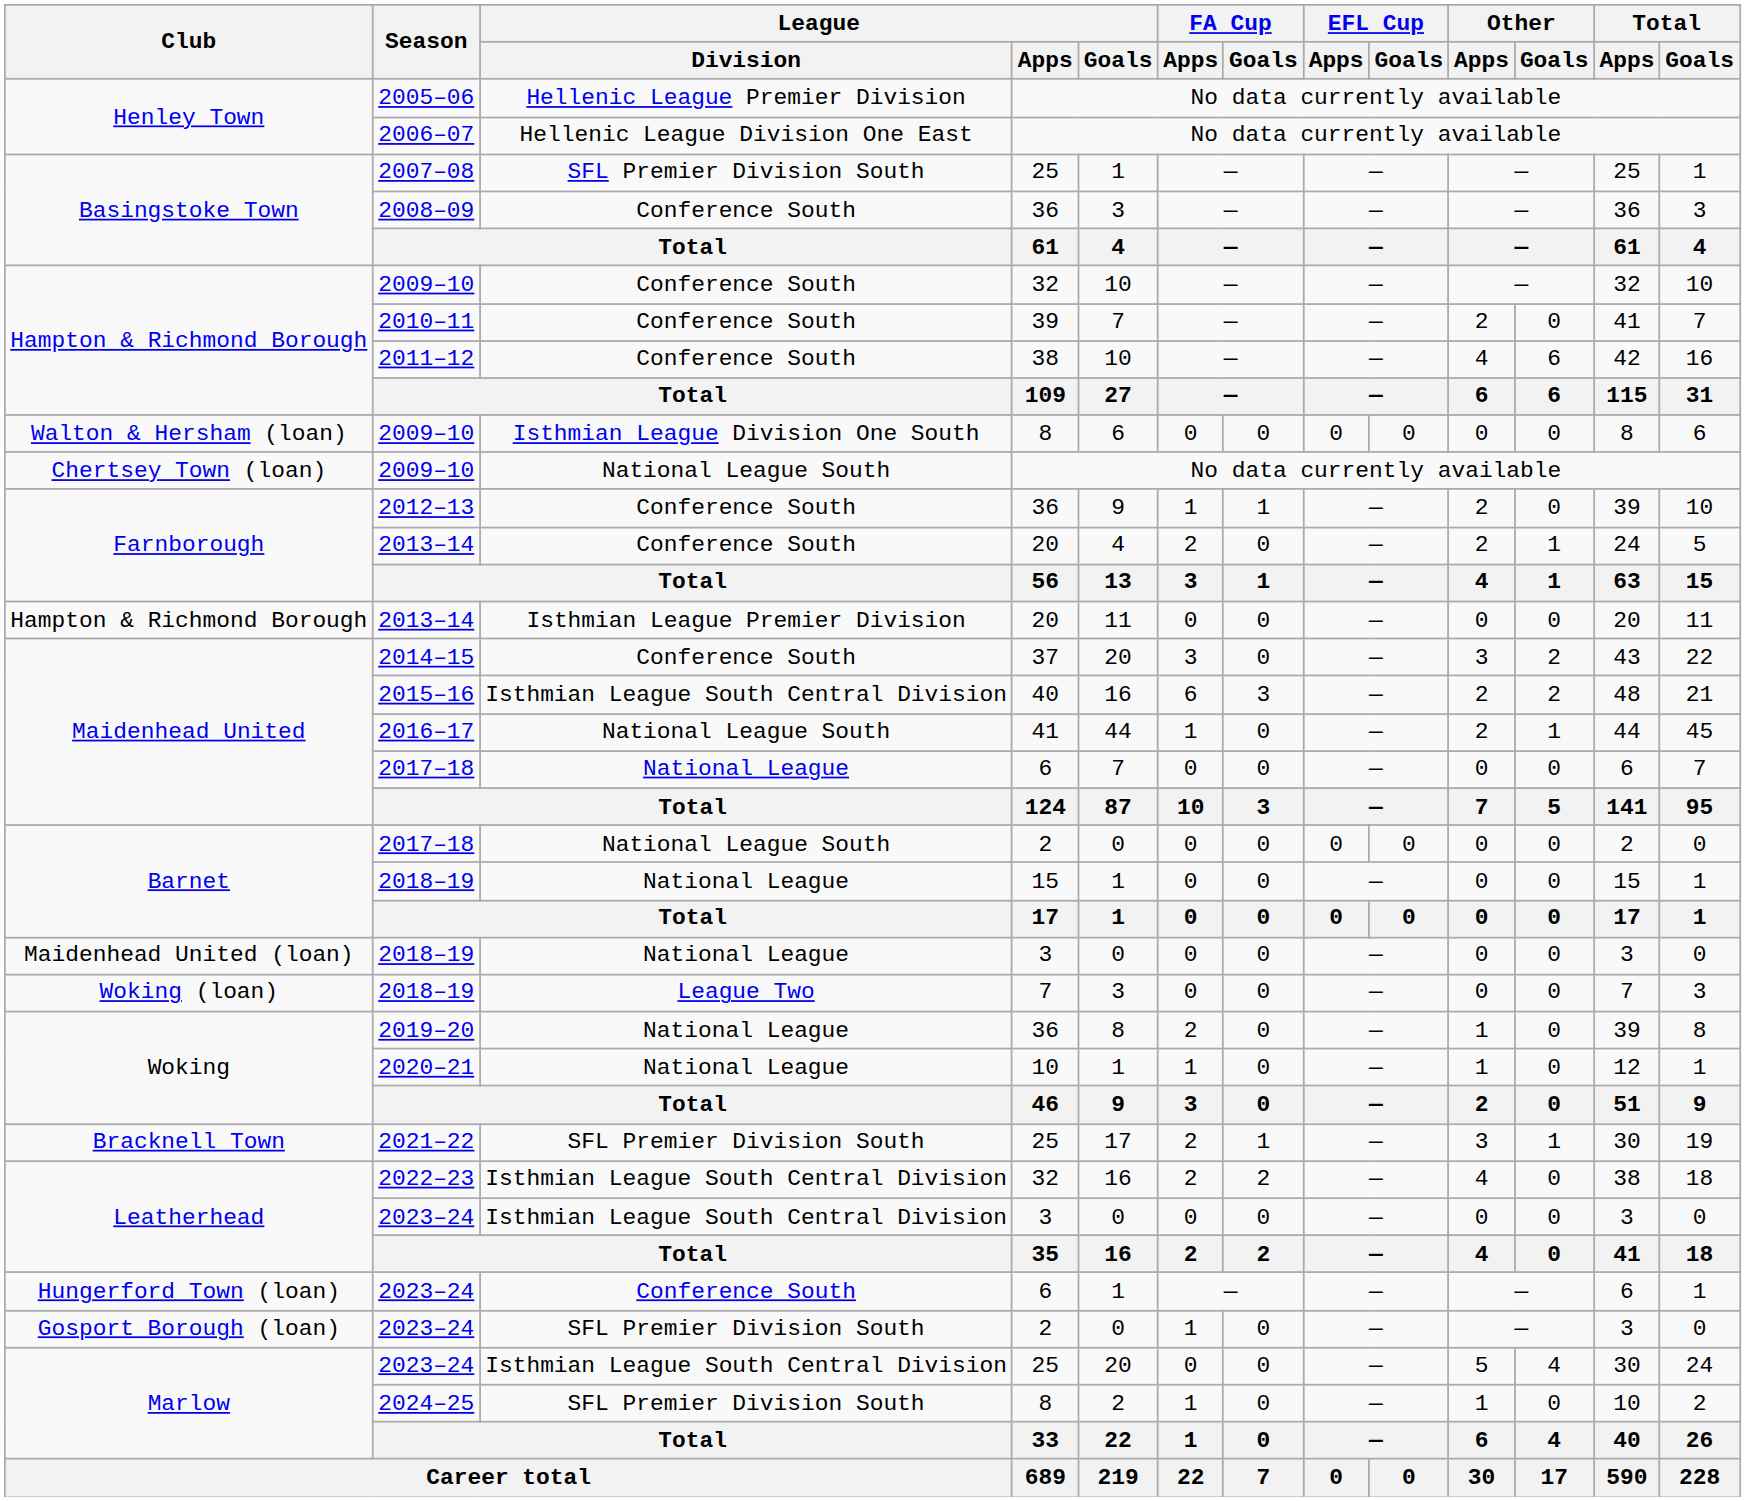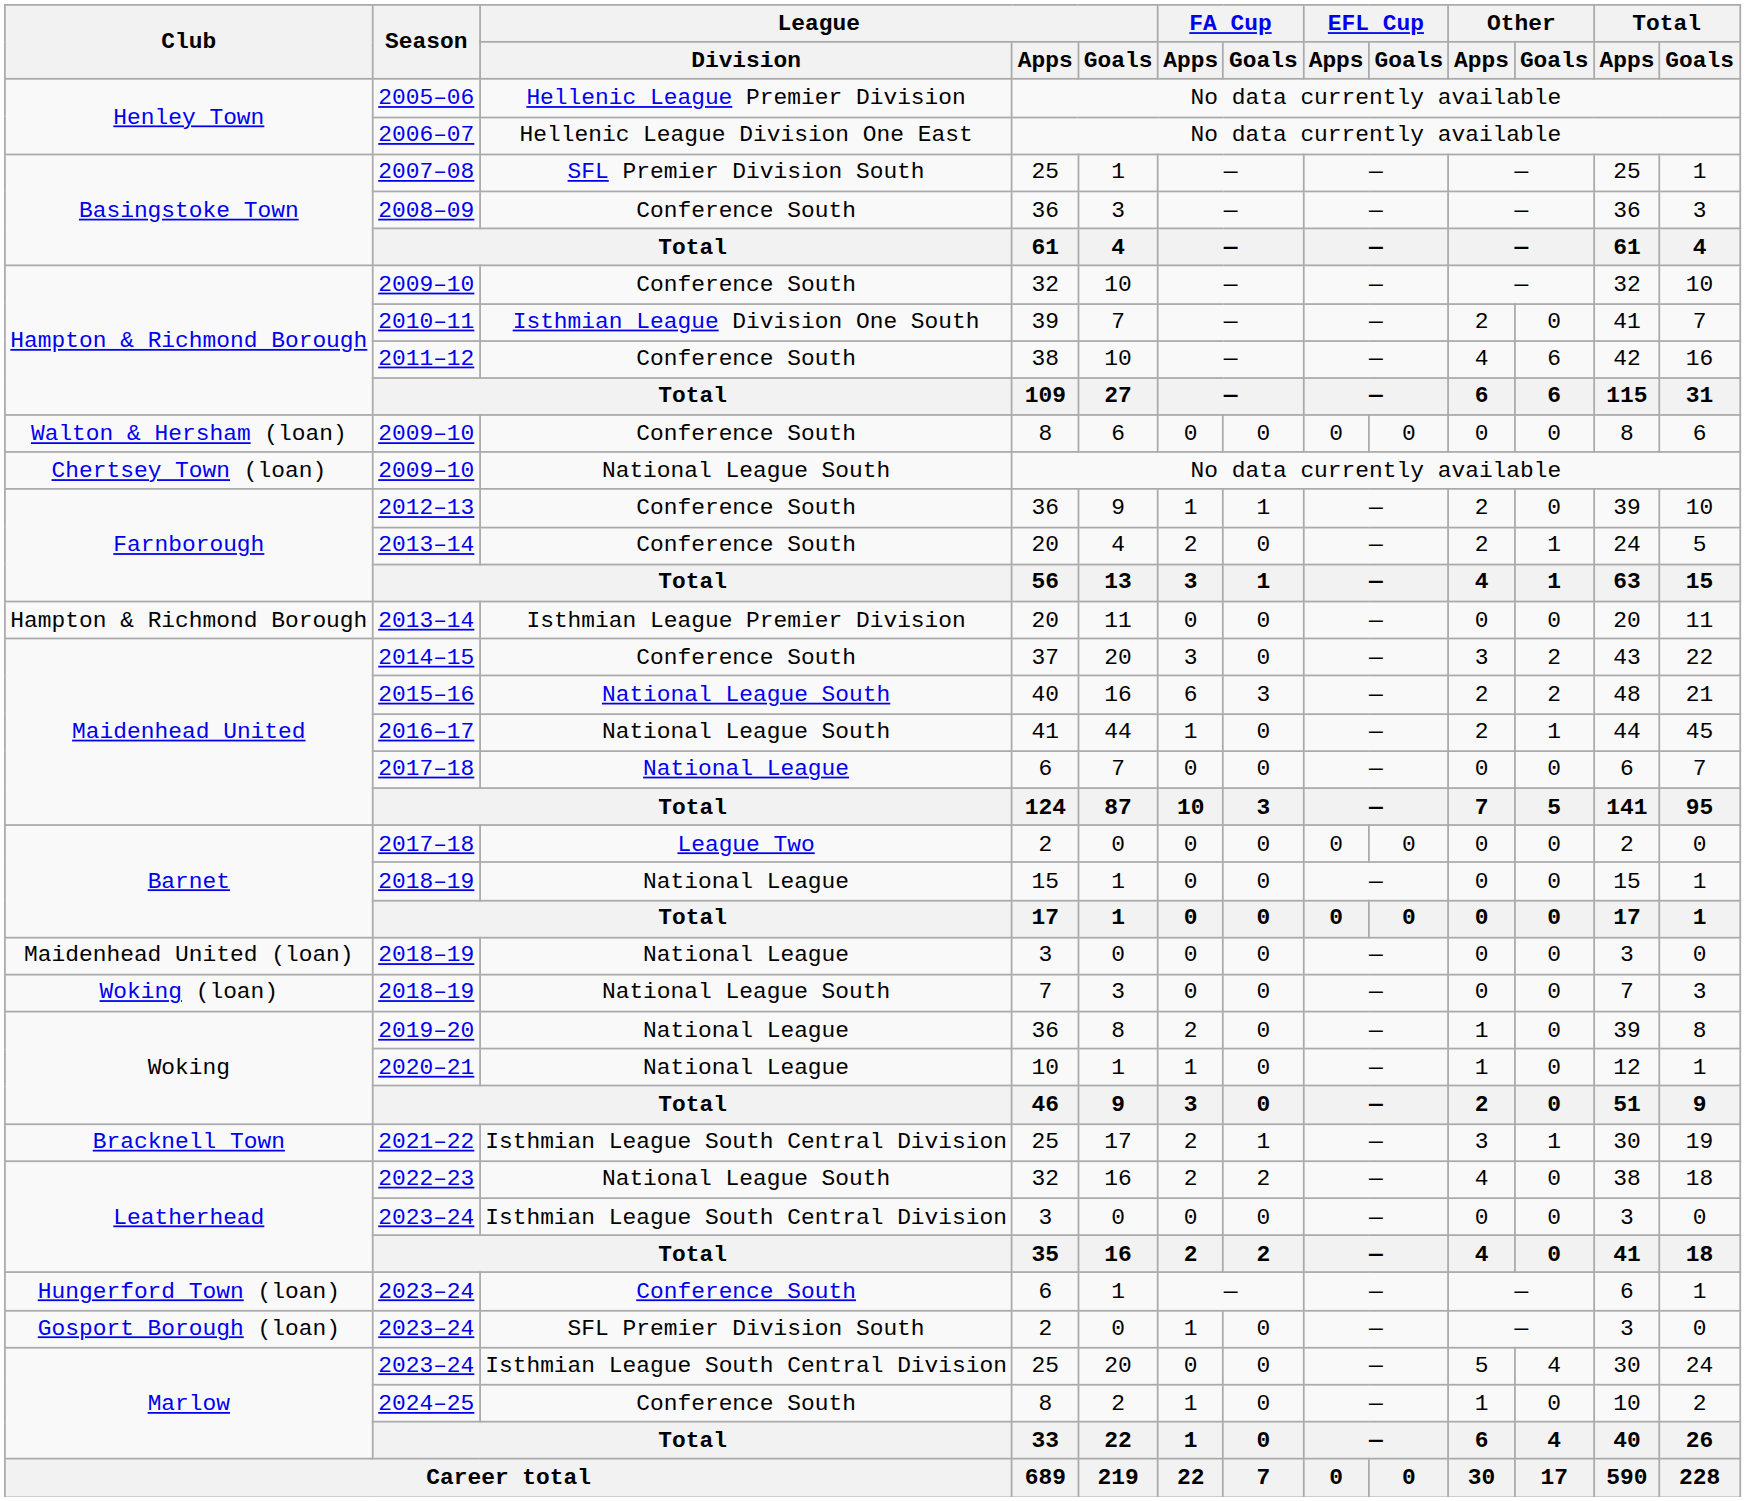(746, 322) Conference South -> (746, 322) Isthmian League Division One South
(746, 434) Isthmian League Division One South -> (746, 434) Conference South
(746, 695) Isthmian League South Central Division -> (746, 695) National League South
(746, 844) National League South -> (746, 844) League Two
(746, 993) League Two -> (746, 993) National League South
(746, 1142) SFL Premier Division South -> (746, 1142) Isthmian League South Central Division
(746, 1180) Isthmian League South Central Division -> (746, 1180) National League South
(746, 1403) SFL Premier Division South -> (746, 1403) Conference South
